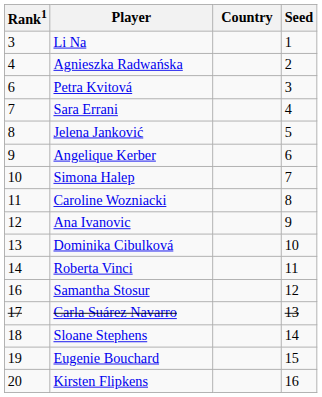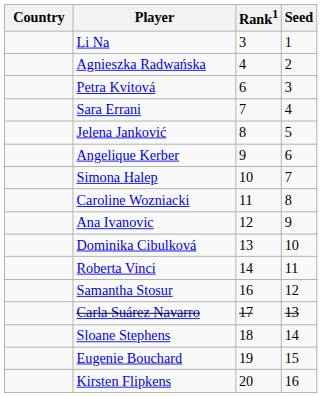columns swapped: (247, 17) <-> (27, 17)
